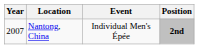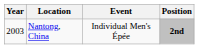(15, 31) 2007 -> (15, 31) 2003
